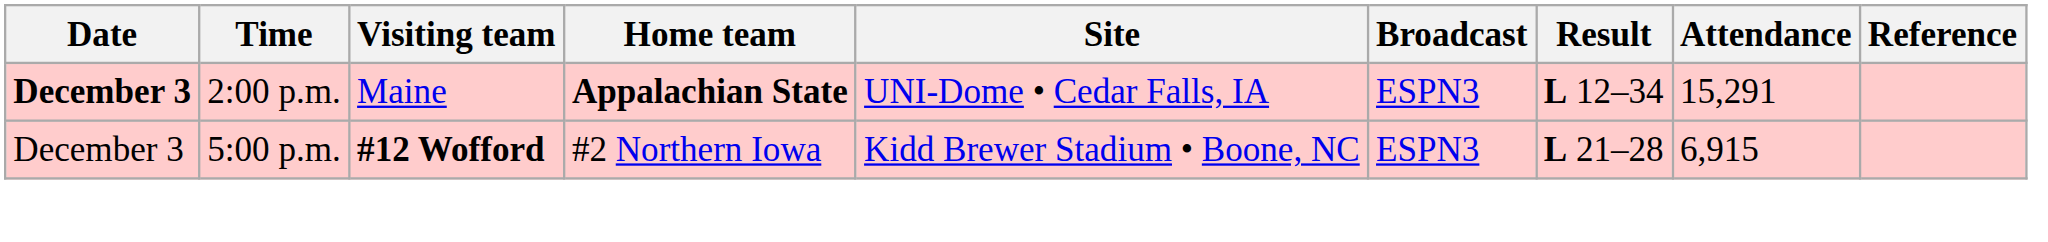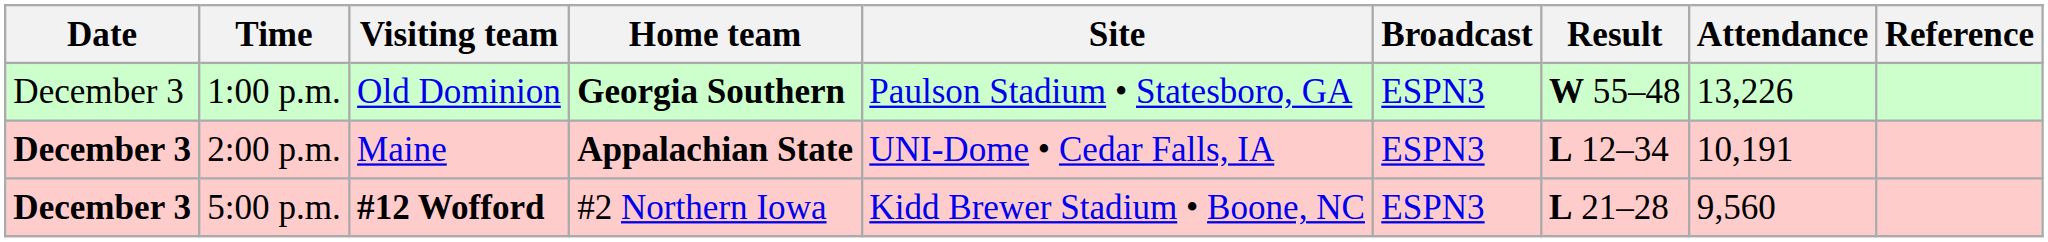+ row: (274, 91)
(1728, 91) 15,291 -> (1745, 149) 10,191
(99, 149) normal -> (102, 207) bold
(1719, 149) 6,915 -> (1736, 207) 9,560
